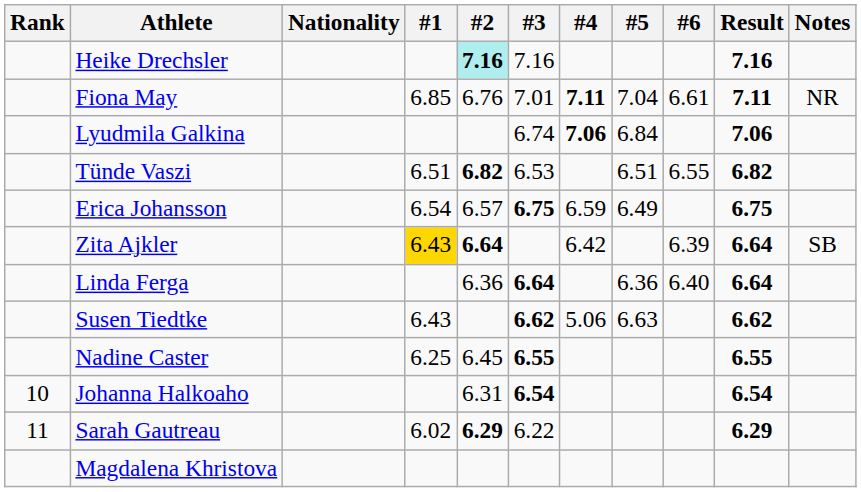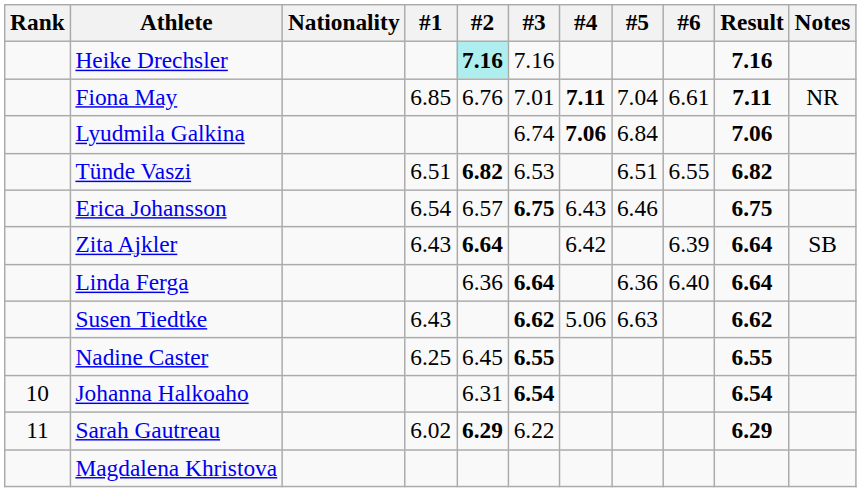(586, 208) 6.59 -> (586, 208) 6.43
(637, 208) 6.49 -> (637, 208) 6.46
(431, 245) gold background -> (431, 245) no background
